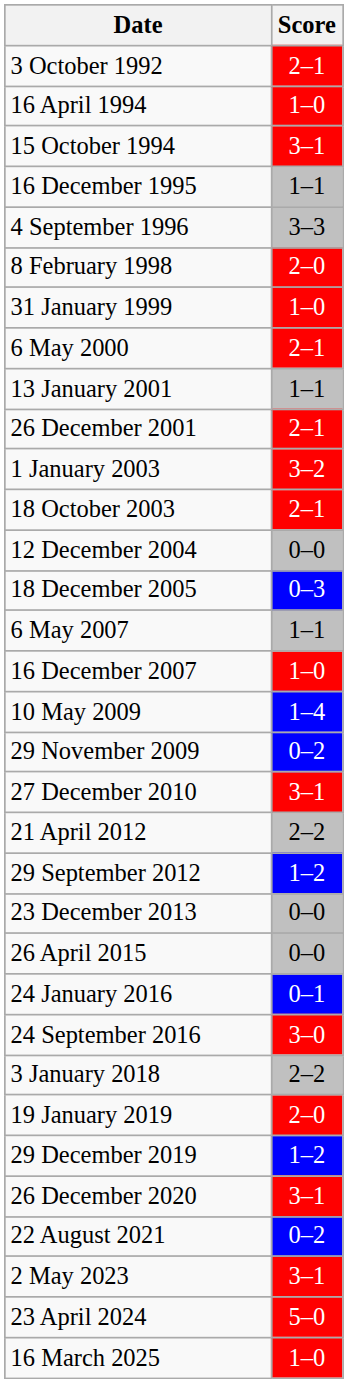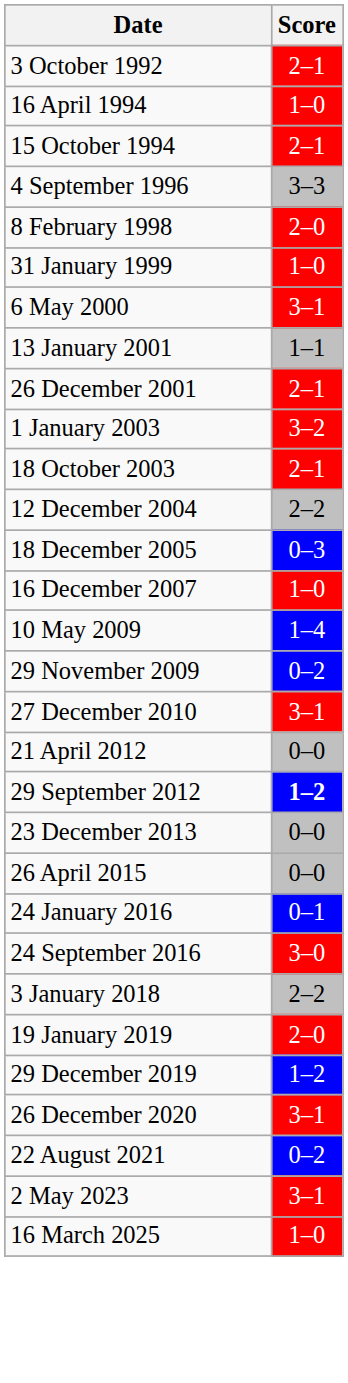(307, 146) 3–1 -> (307, 146) 2–1
- row: (104, 186)
(307, 348) 2–1 -> (307, 307) 3–1
(307, 549) 0–0 -> (307, 509) 2–2
- row: (70, 630)
(307, 832) 2–2 -> (307, 751) 0–0
(307, 872) normal -> (307, 792) bold
- row: (79, 1317)
